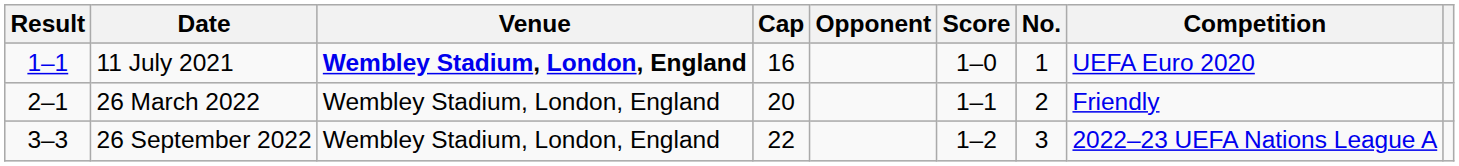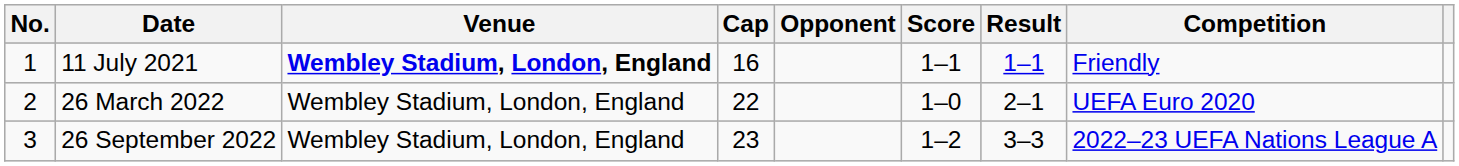columns swapped: (1041, 23) <-> (48, 23)
(976, 62) 1–0 -> (941, 62) 1–1
(1164, 62) UEFA Euro 2020 -> (1116, 62) Friendly
(781, 101) 20 -> (746, 101) 22
(976, 101) 1–1 -> (941, 101) 1–0
(1116, 101) Friendly -> (1164, 101) UEFA Euro 2020
(781, 140) 22 -> (746, 140) 23
